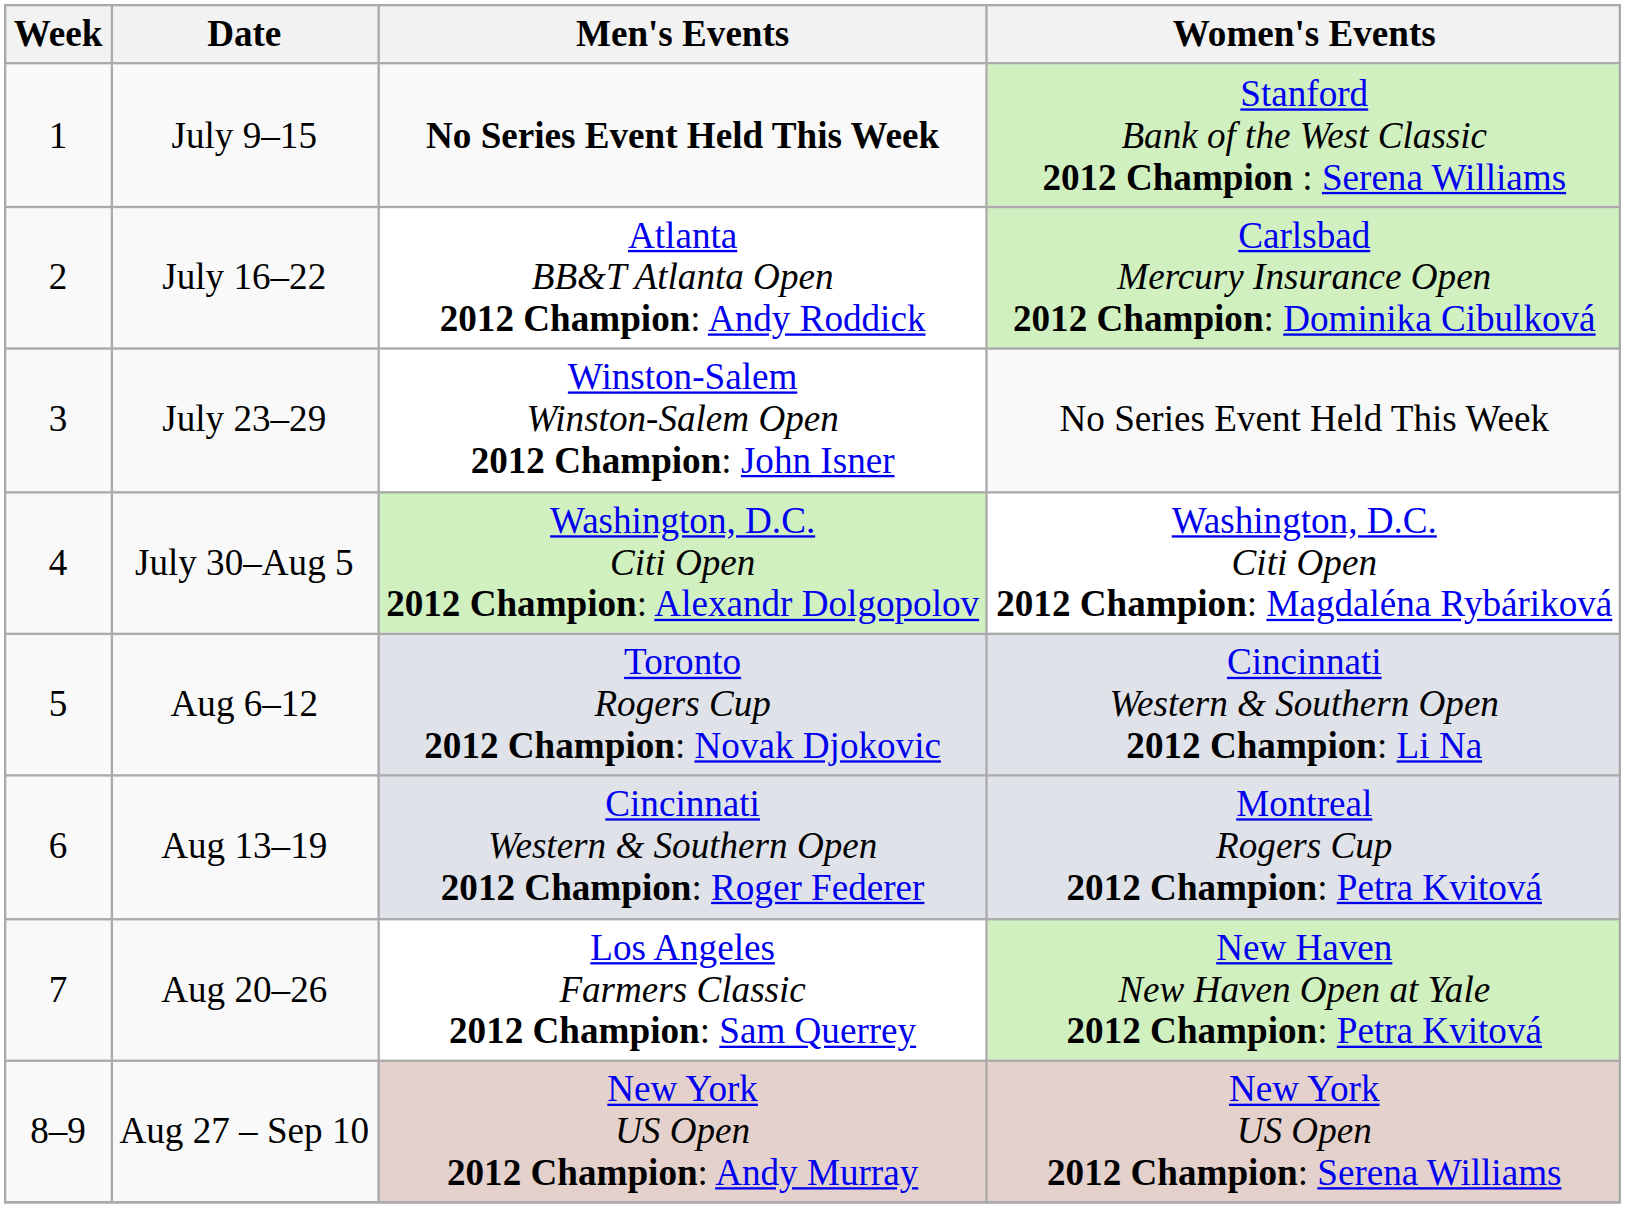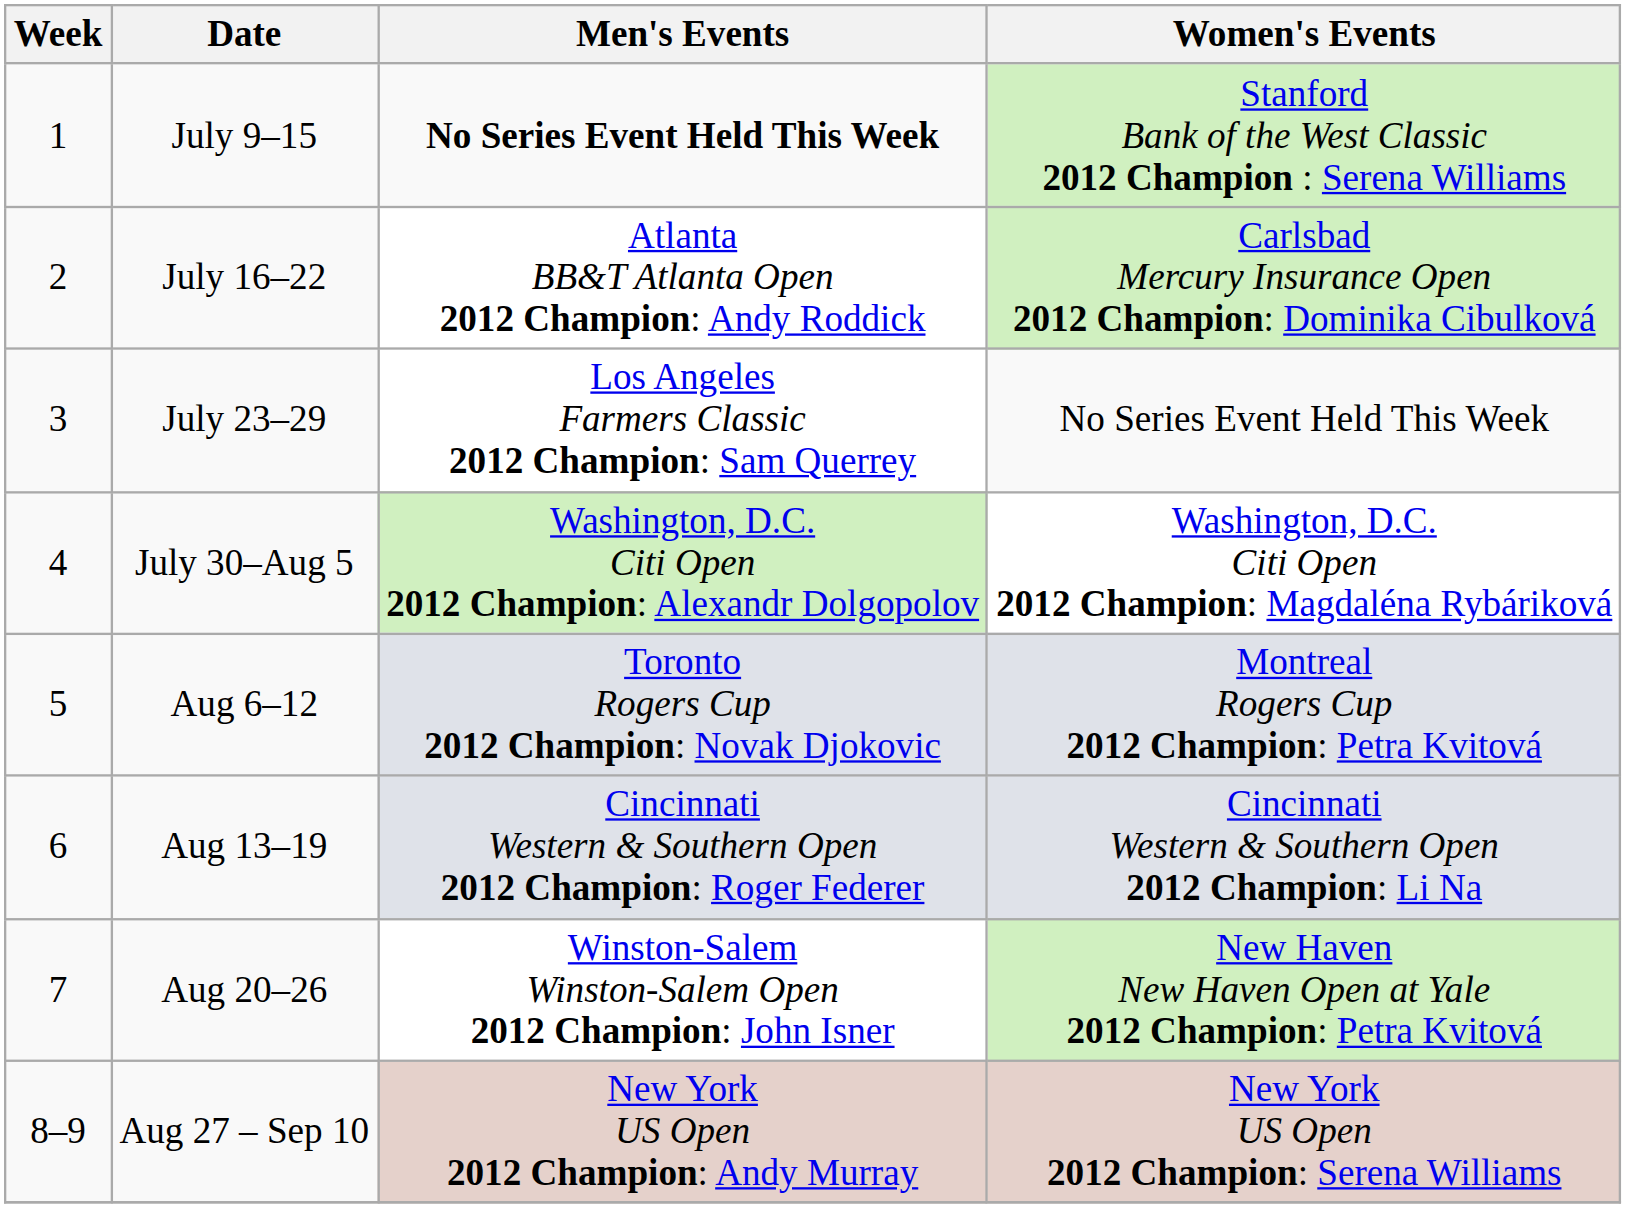(683, 419) Winston-Salem Winston-Salem Open 2012 Champion: John Isner -> (683, 419) Los Angeles Farmers Classic 2012 Champion: Sam Querrey
(1304, 704) Cincinnati Western & Southern Open 2012 Champion: Li Na -> (1304, 704) Montreal Rogers Cup 2012 Champion: Petra Kvitová
(1304, 846) Montreal Rogers Cup 2012 Champion: Petra Kvitová -> (1304, 846) Cincinnati Western & Southern Open 2012 Champion: Li Na
(683, 988) Los Angeles Farmers Classic 2012 Champion: Sam Querrey -> (683, 988) Winston-Salem Winston-Salem Open 2012 Champion: John Isner
